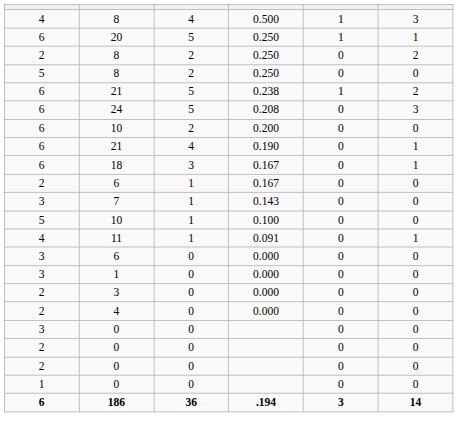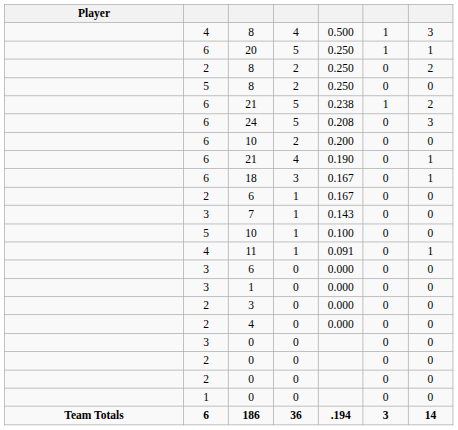+ column: (94, 13)
